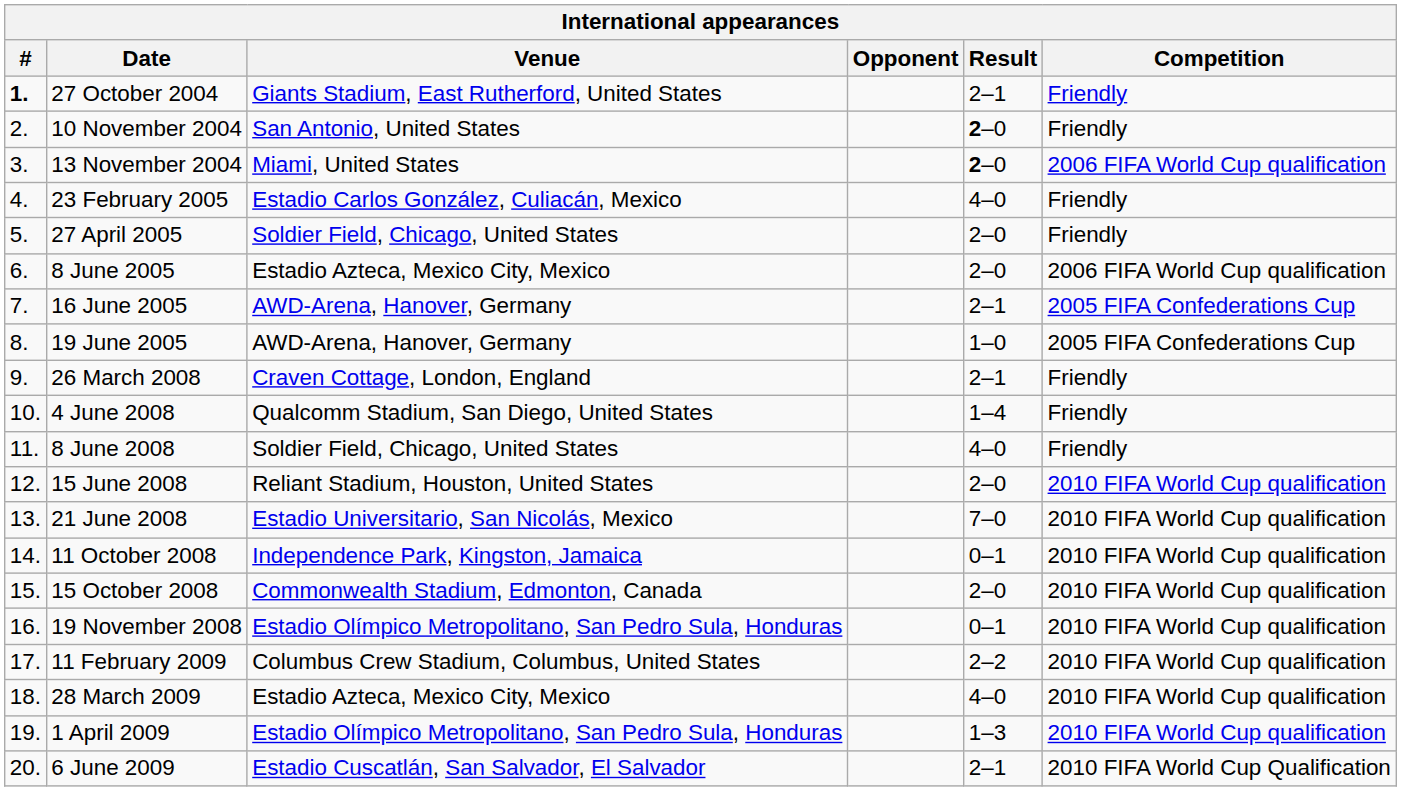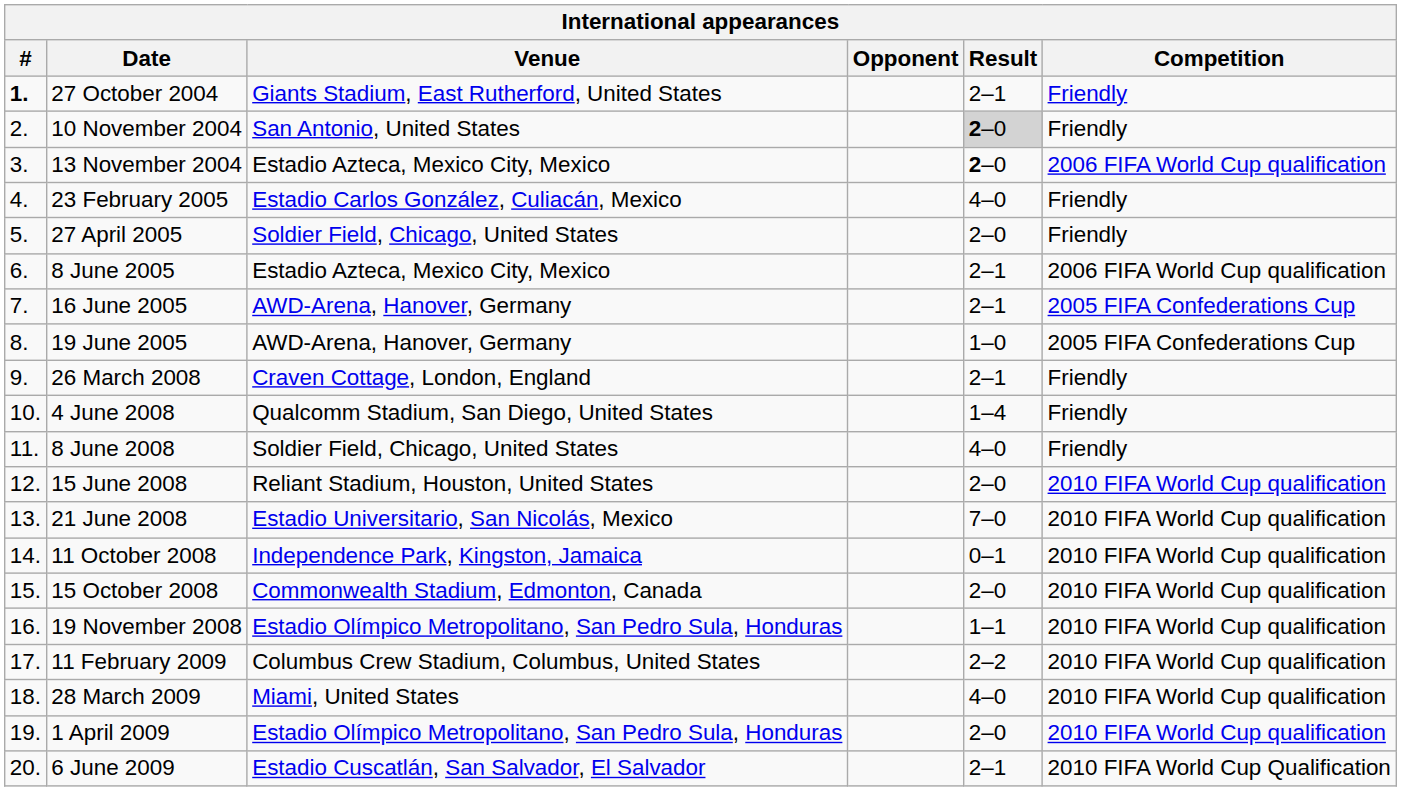(987, 128) no background -> (987, 128) lightgrey background
(356, 164) Miami, United States -> (431, 164) Estadio Azteca, Mexico City, Mexico
(987, 270) 2–0 -> (987, 270) 2–1
(987, 626) 0–1 -> (987, 626) 1–1
(431, 697) Estadio Azteca, Mexico City, Mexico -> (356, 697) Miami, United States
(987, 732) 1–3 -> (987, 732) 2–0
